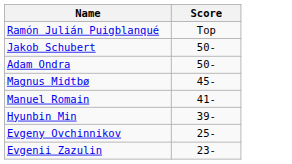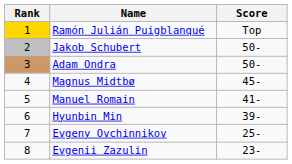+ column: (27, 13)
